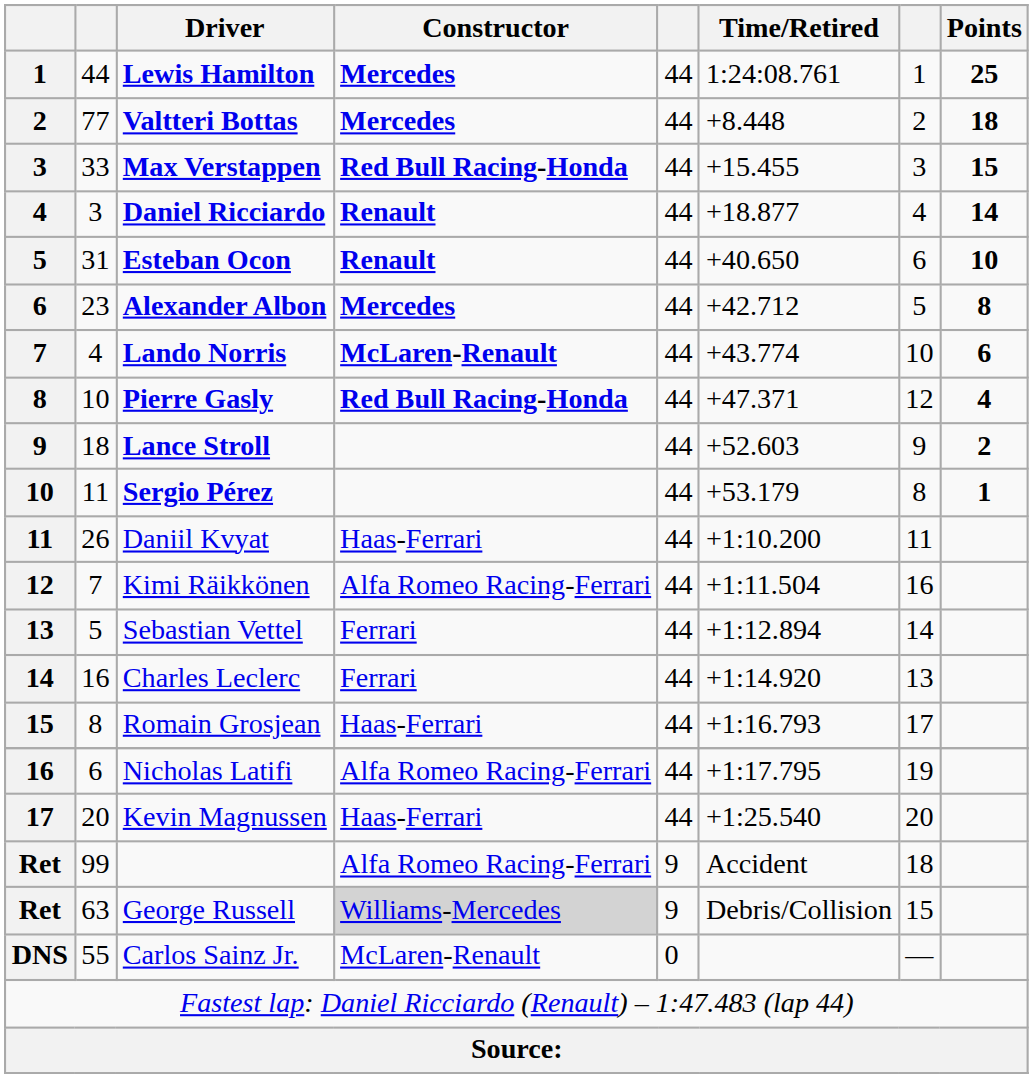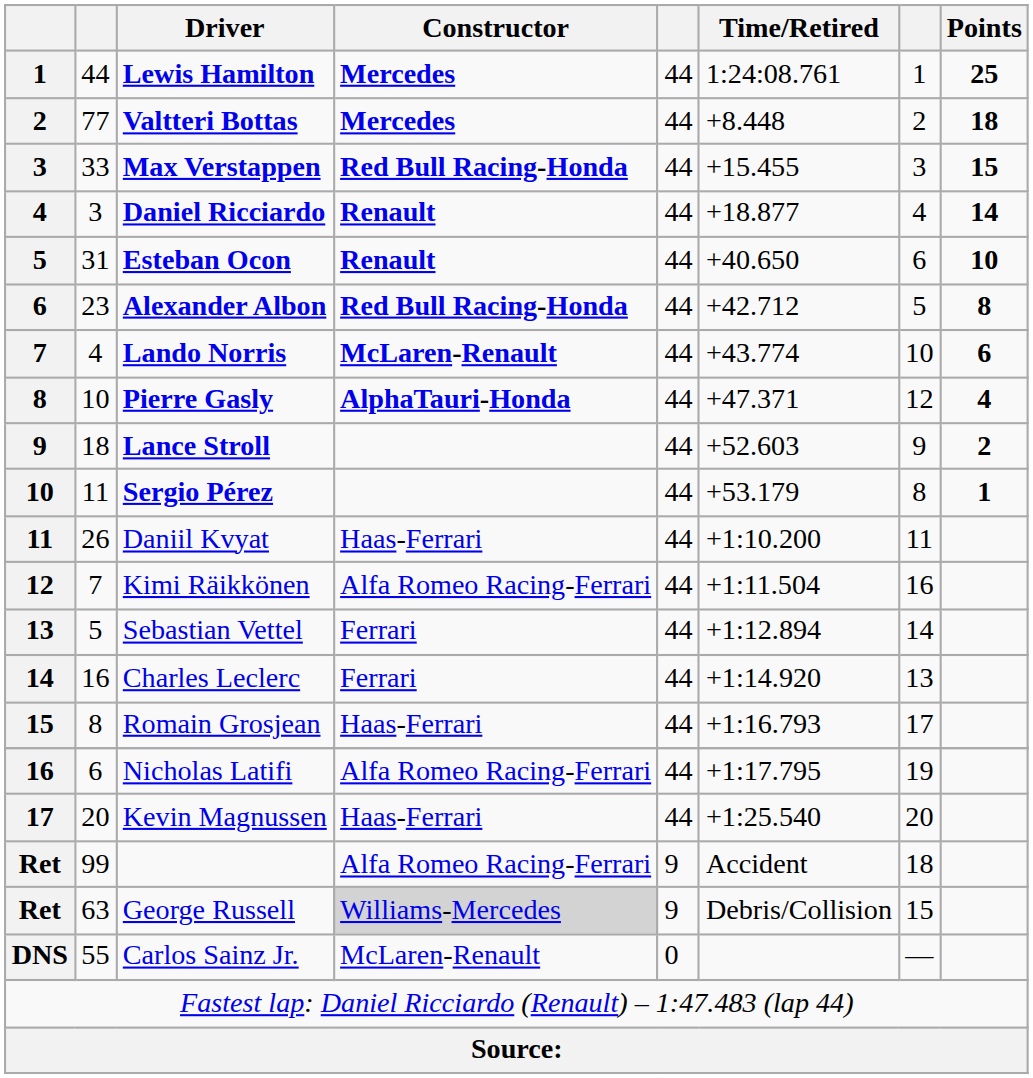(398, 305) Mercedes -> (484, 305) Red Bull Racing-Honda
(484, 398) Red Bull Racing-Honda -> (455, 398) AlphaTauri-Honda
